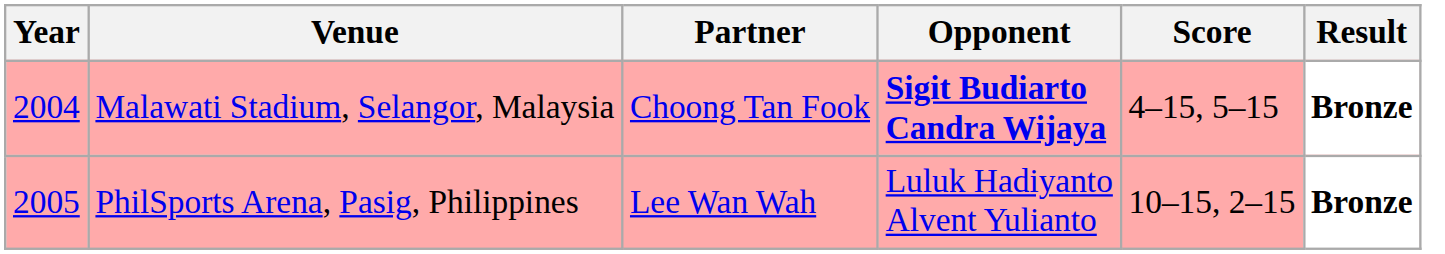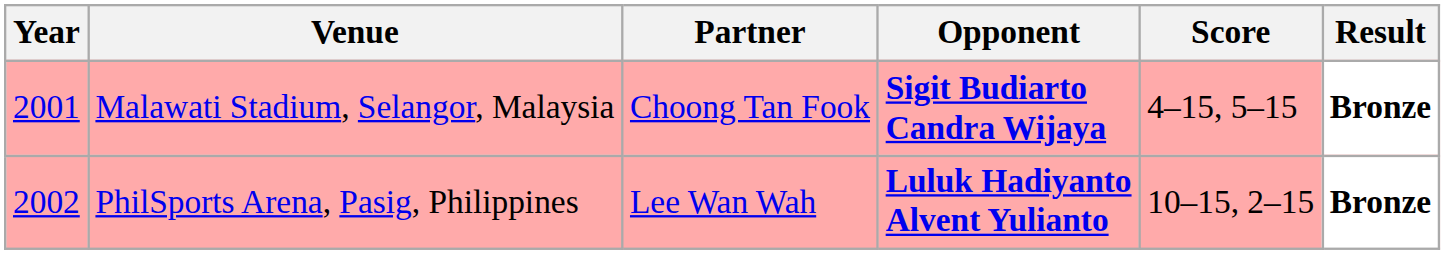(46, 107) 2004 -> (46, 107) 2001
(46, 201) 2005 -> (46, 201) 2002
(999, 201) normal -> (1009, 201) bold
